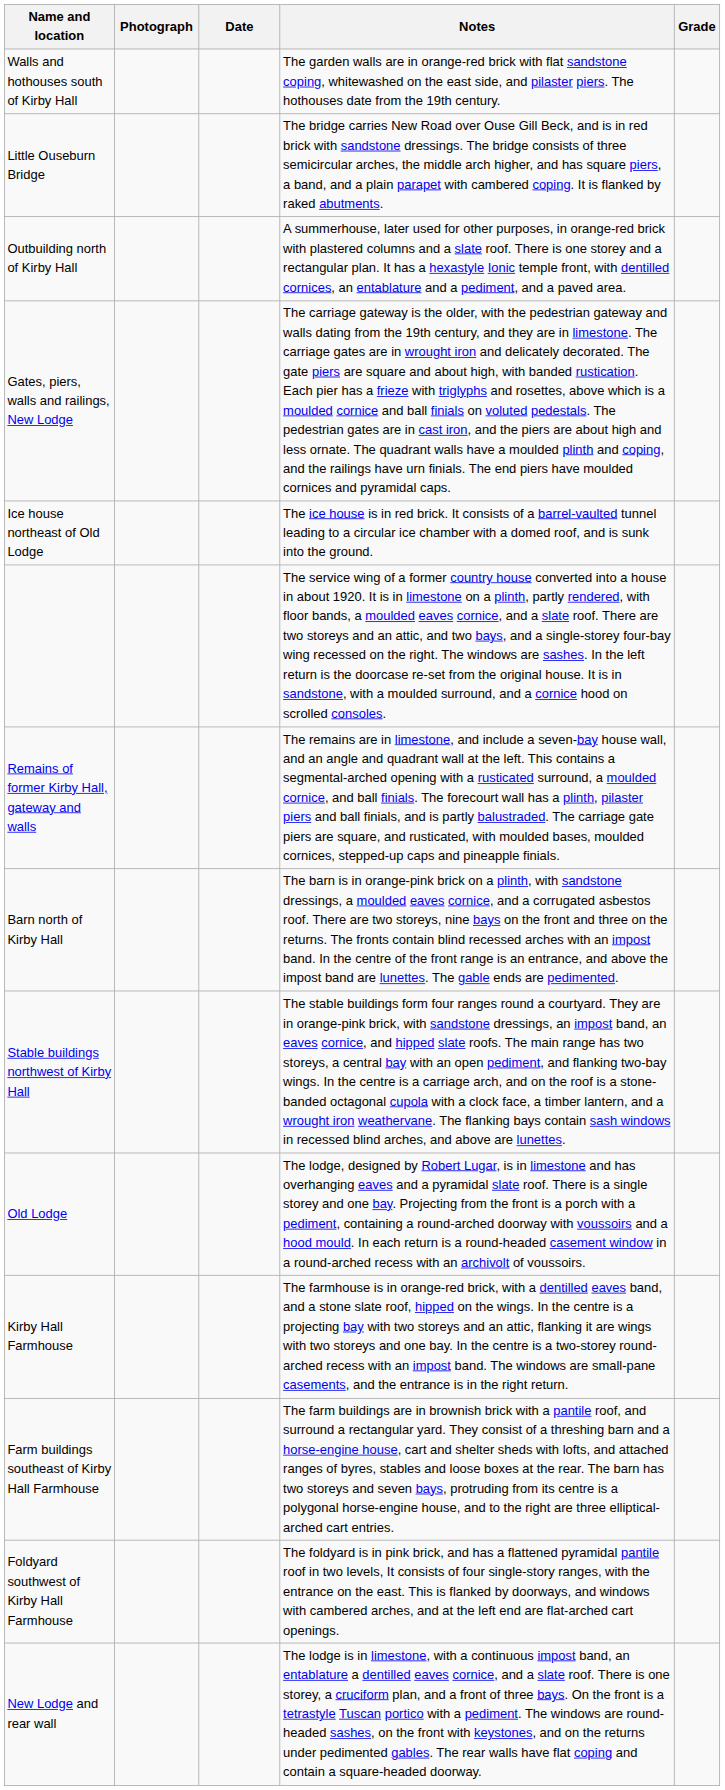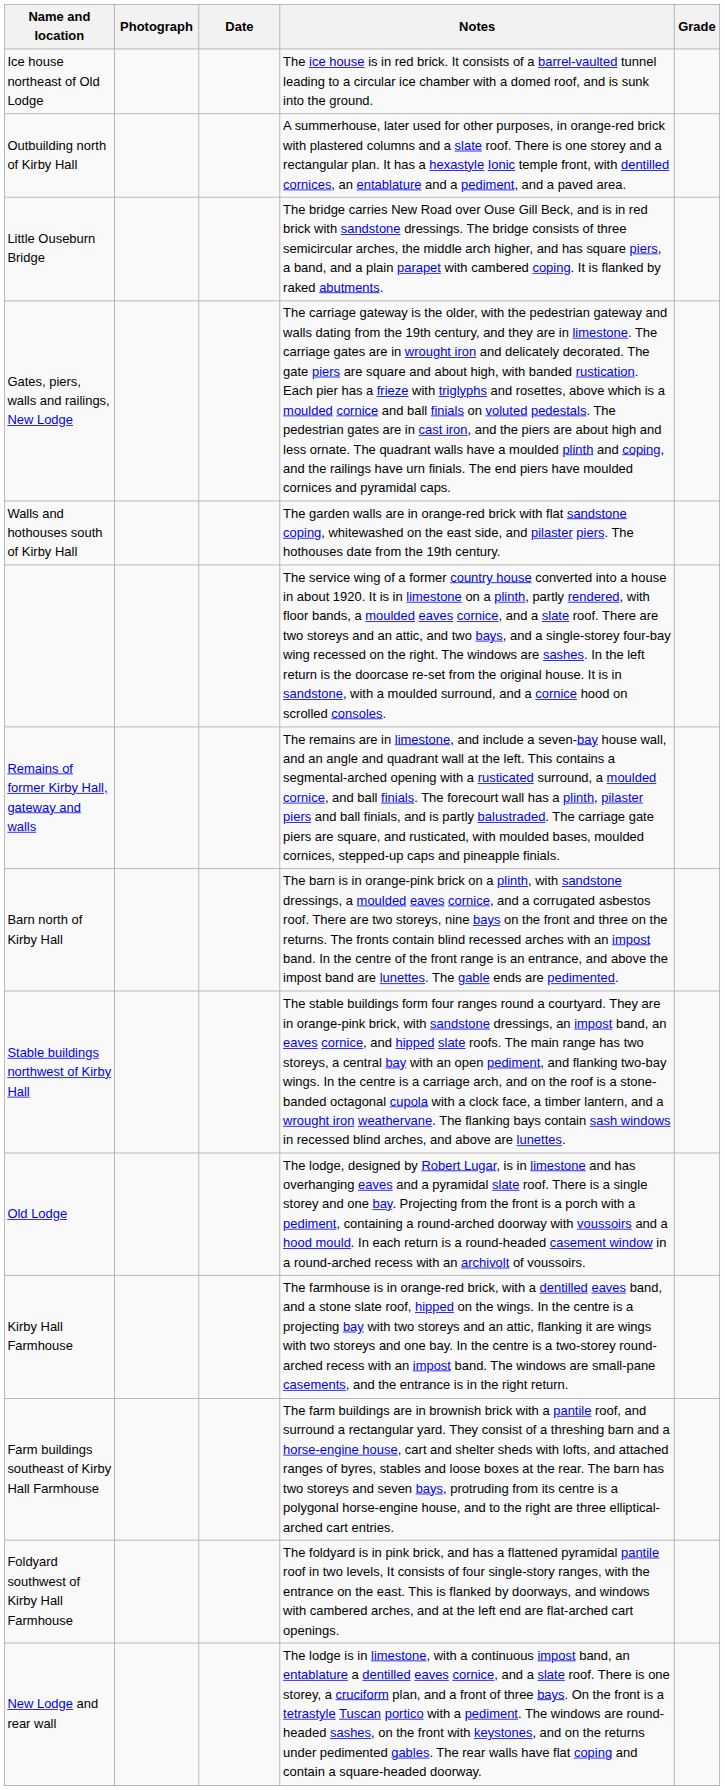rows swapped: (55, 81) <-> (53, 533)
rows swapped: (57, 258) <-> (51, 165)
